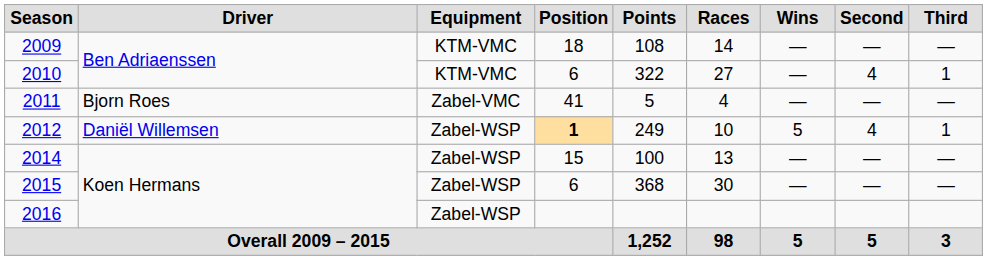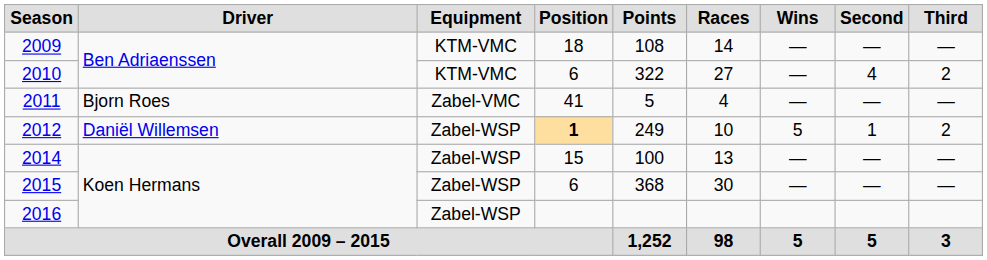(946, 74) 1 -> (946, 74) 2
(872, 130) 4 -> (872, 130) 1
(946, 130) 1 -> (946, 130) 2
